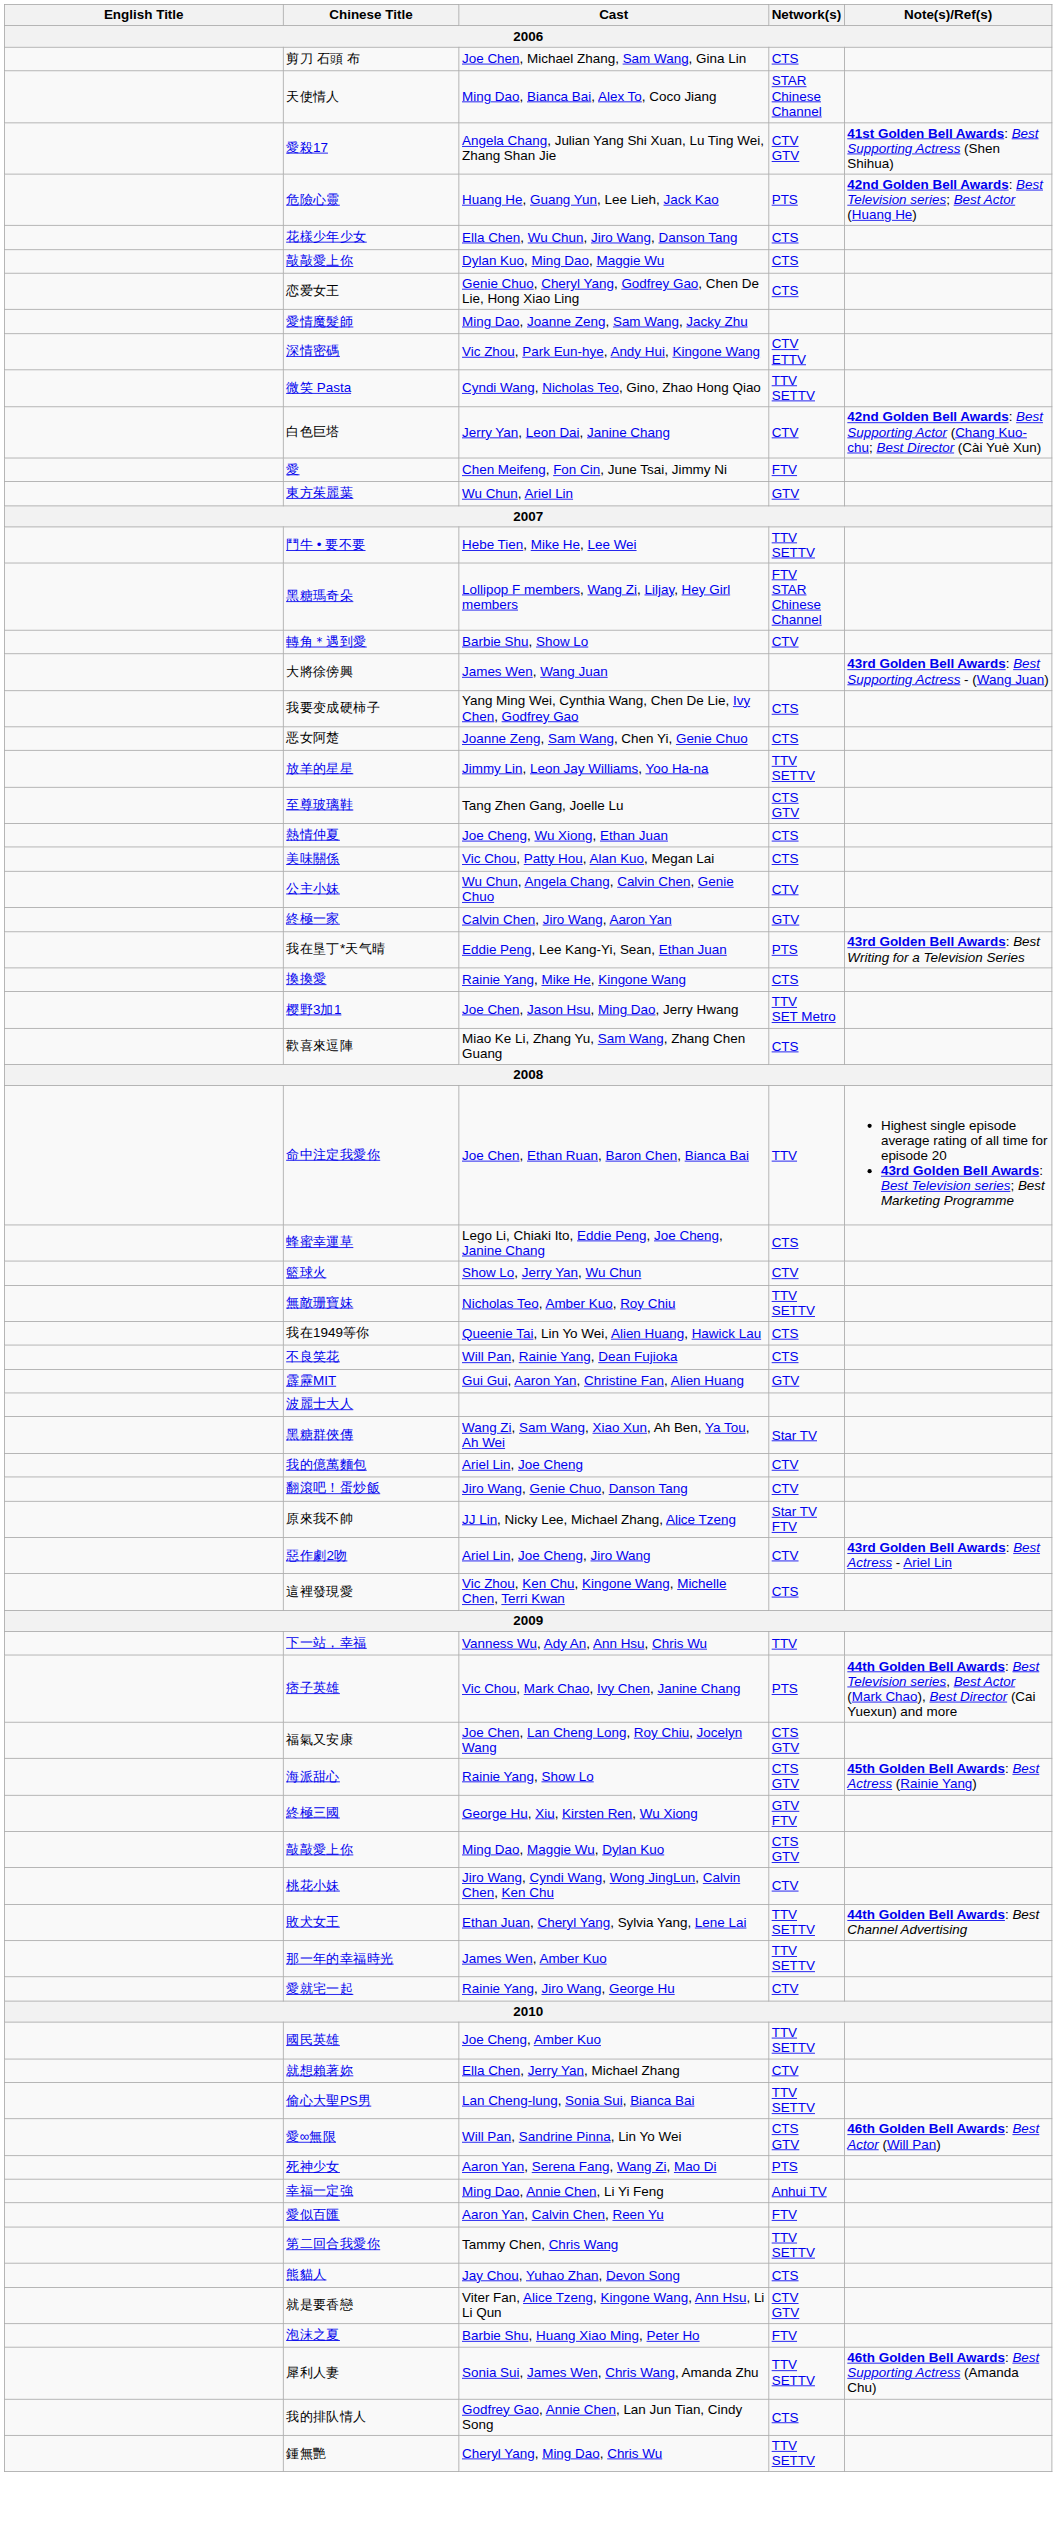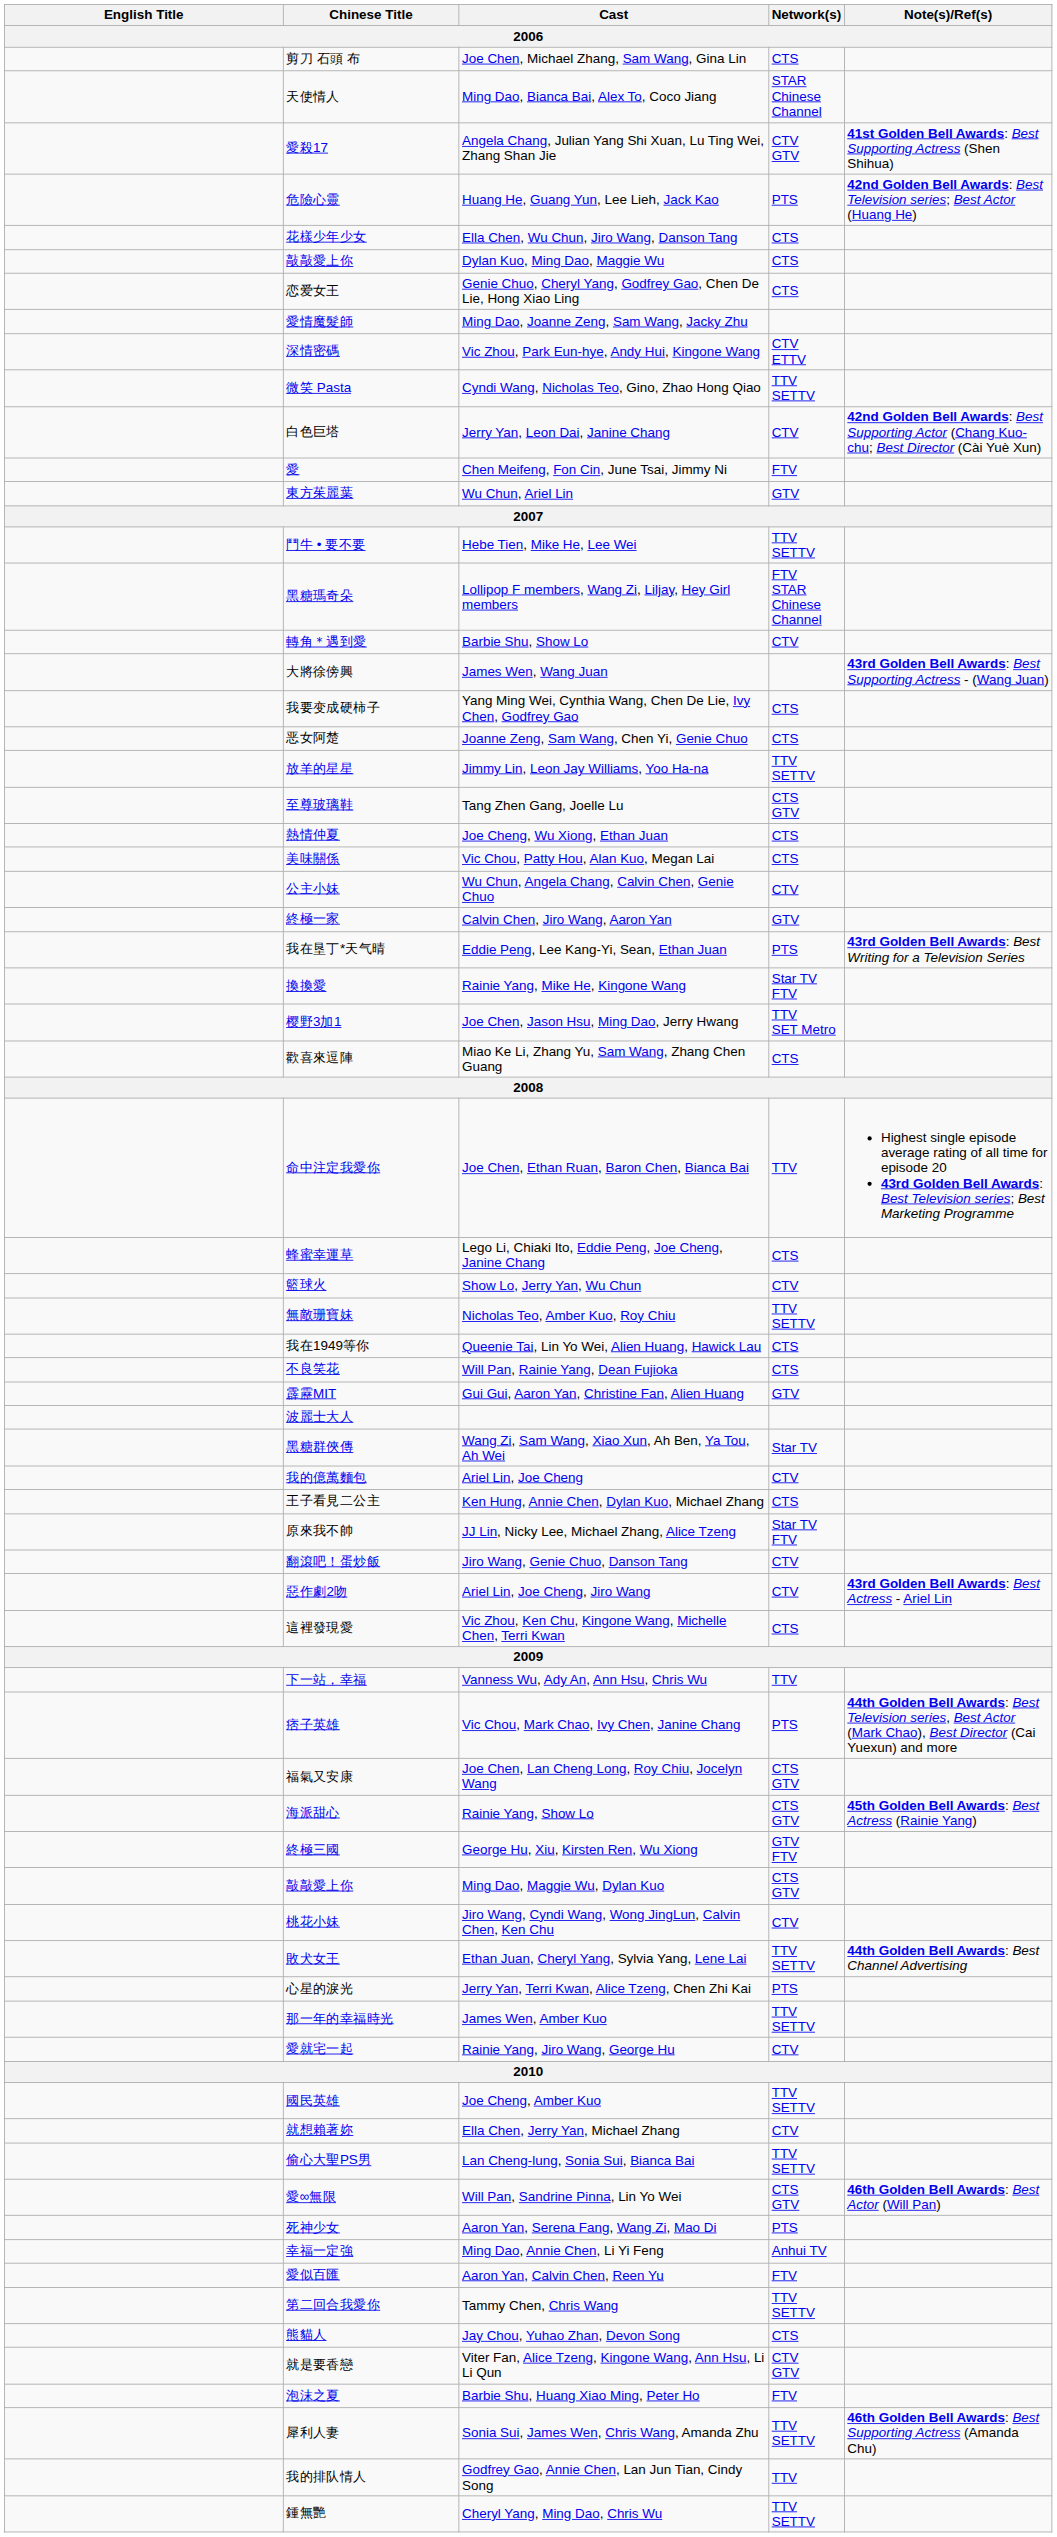(785, 979) CTS -> (794, 986) Star TV FTV
+ row: (613, 1501)
rows swapped: (575, 1489) <-> (599, 1519)
+ row: (606, 1989)
(785, 2417) CTS -> (784, 2477) TTV
